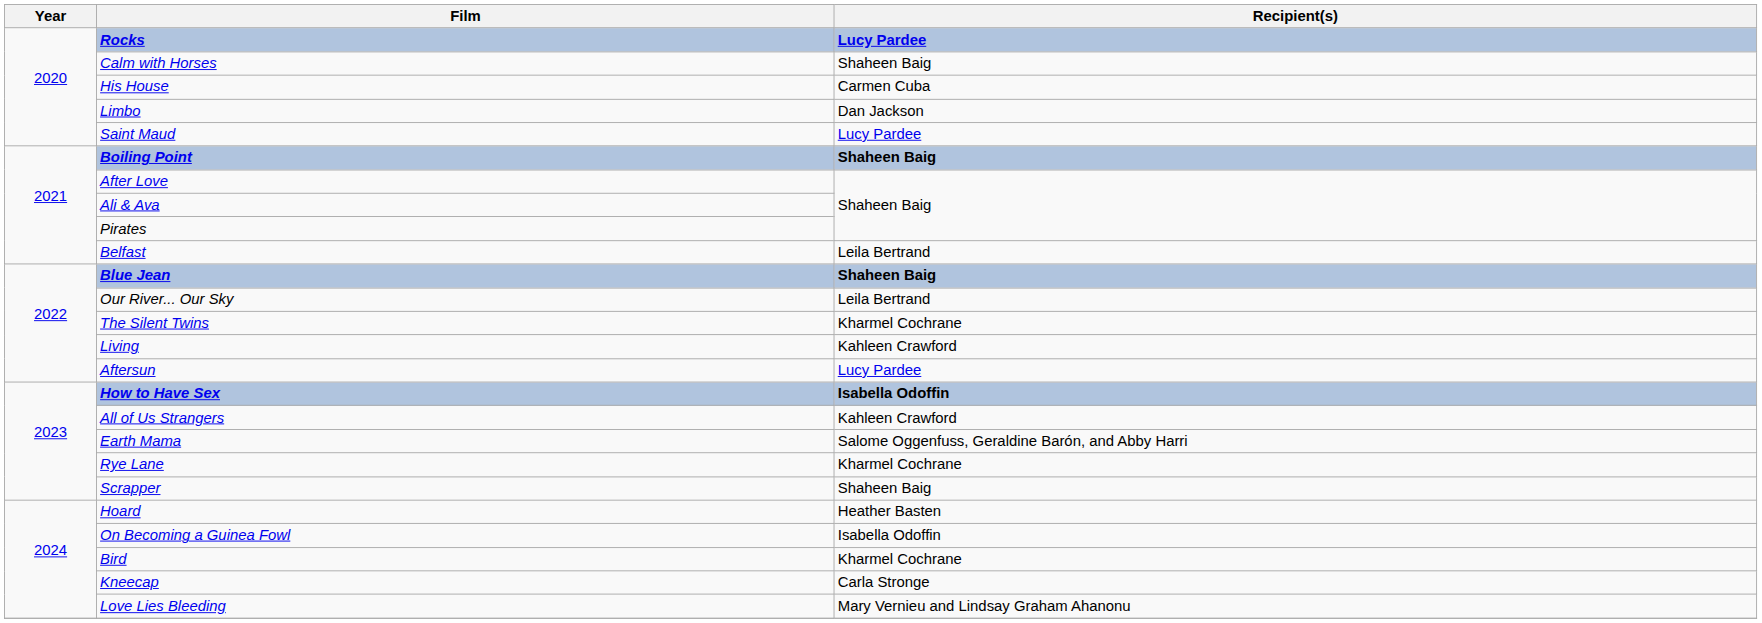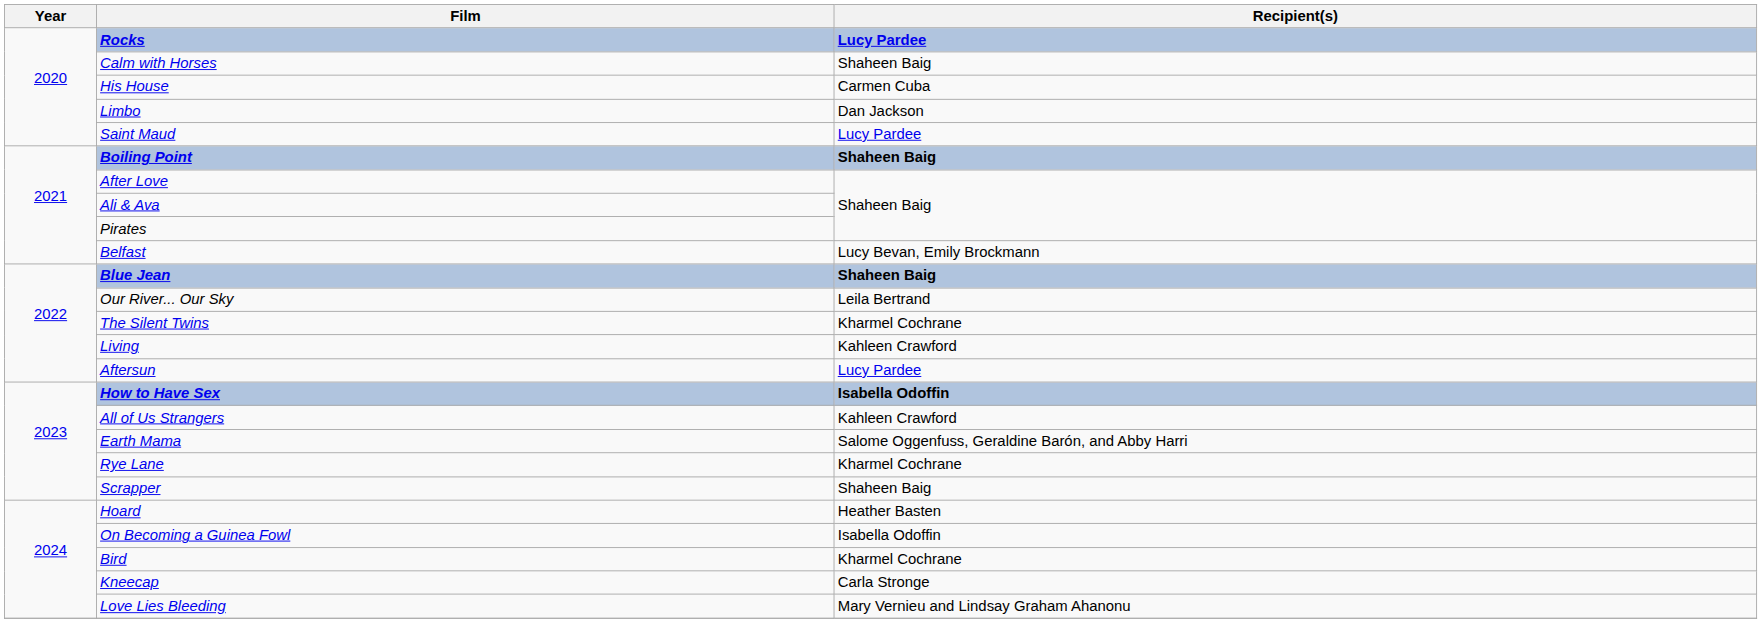(884, 252) Leila Bertrand -> (939, 252) Lucy Bevan, Emily Brockmann
